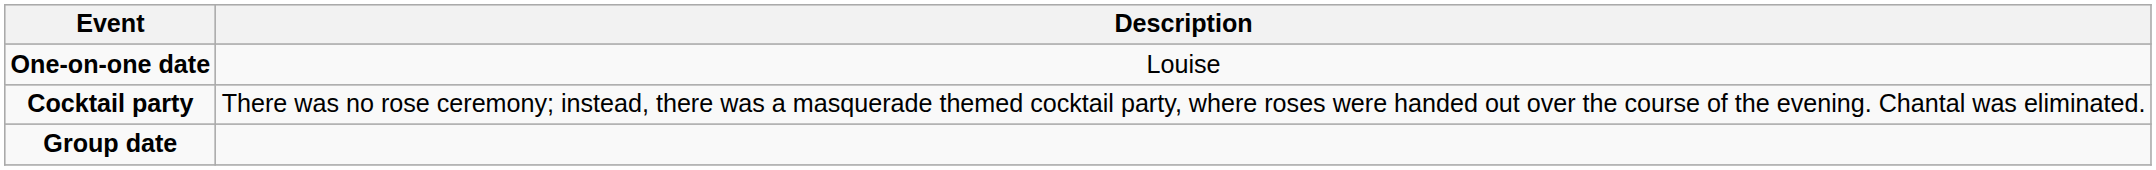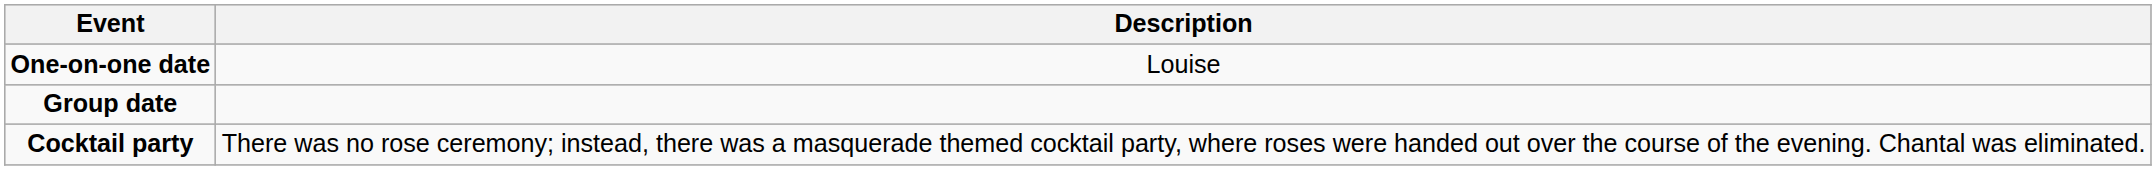rows swapped: (110, 143) <-> (110, 104)
